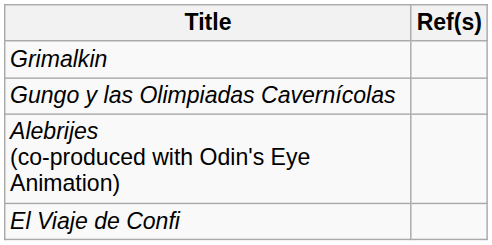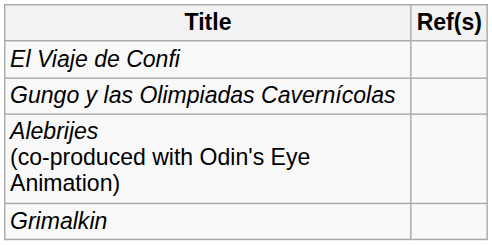rows swapped: (59, 59) <-> (95, 220)
